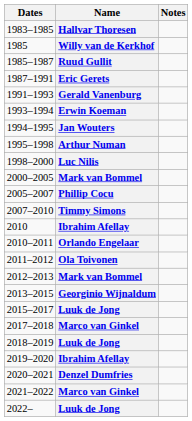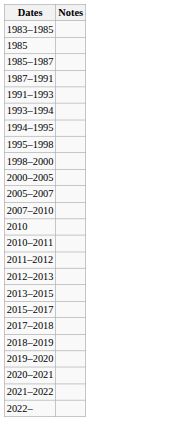- column: (107, 12)
